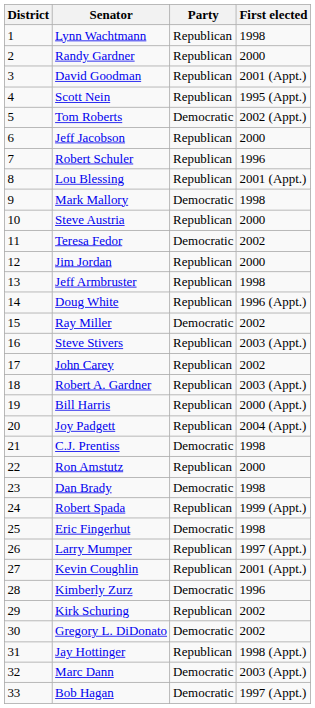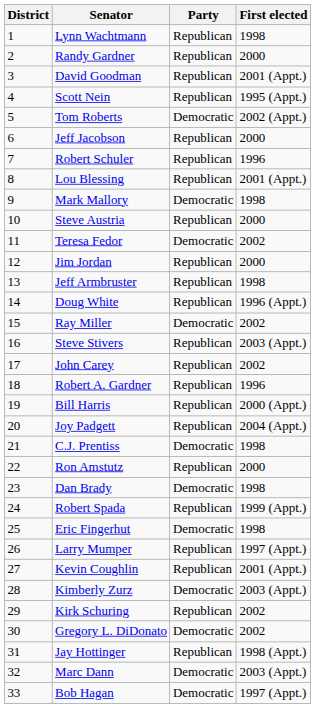(273, 384) 2003 (Appt.) -> (252, 384) 1996
(252, 590) 1996 -> (273, 590) 2003 (Appt.)
